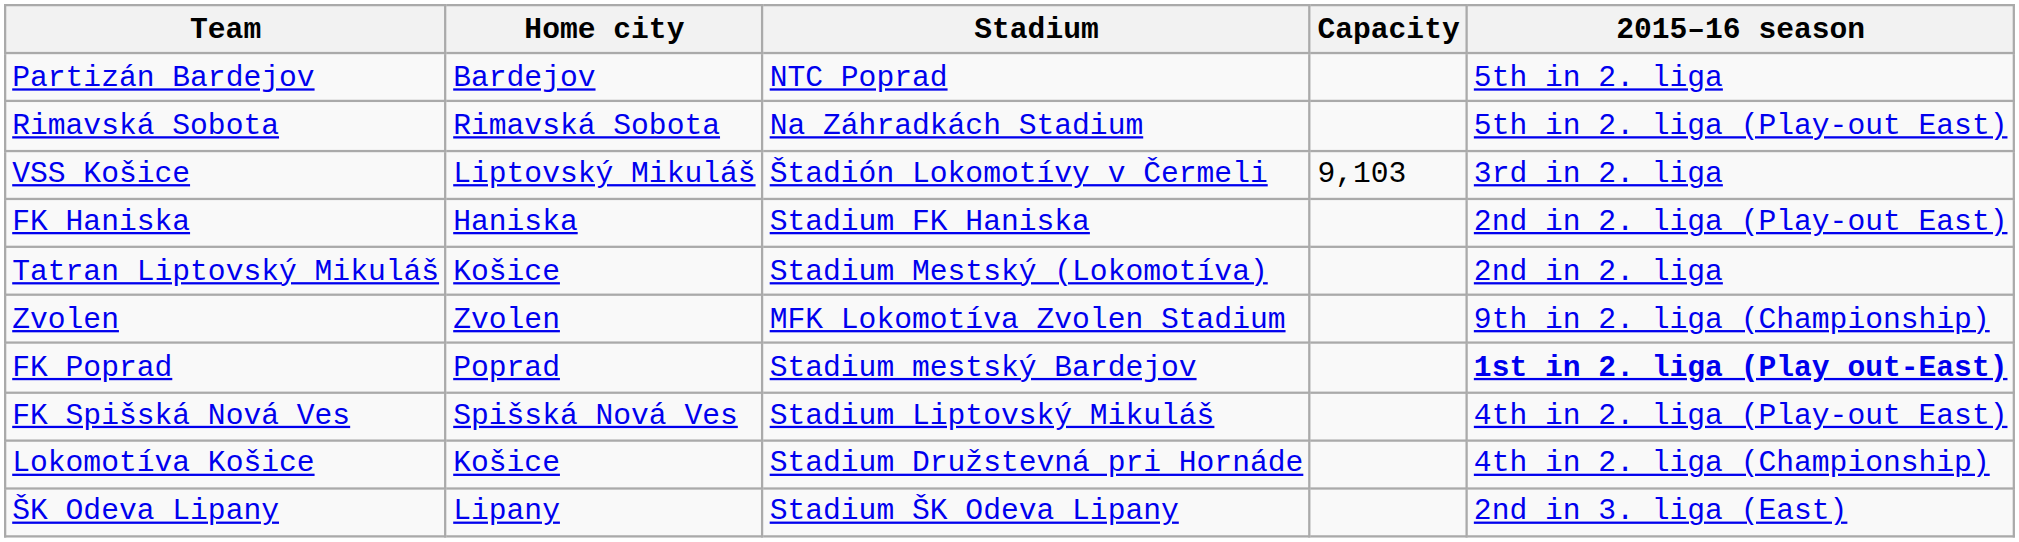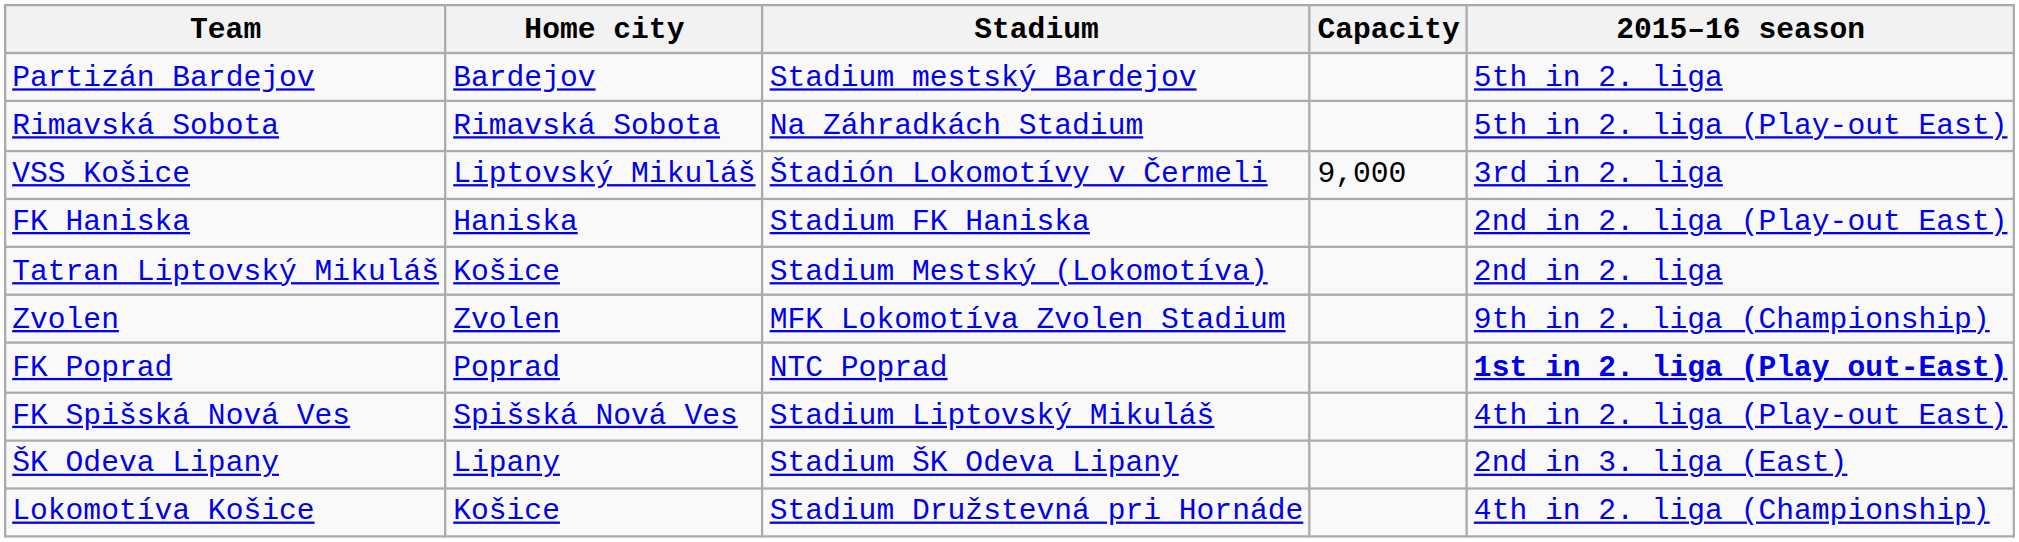(859, 78) NTC Poprad -> (983, 78) Stadium mestský Bardejov
(1362, 174) 9,103 -> (1362, 174) 9,000
(983, 367) Stadium mestský Bardejov -> (859, 367) NTC Poprad
rows swapped: (163, 464) <-> (146, 512)
